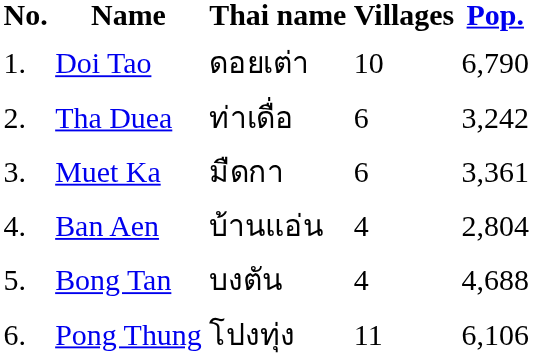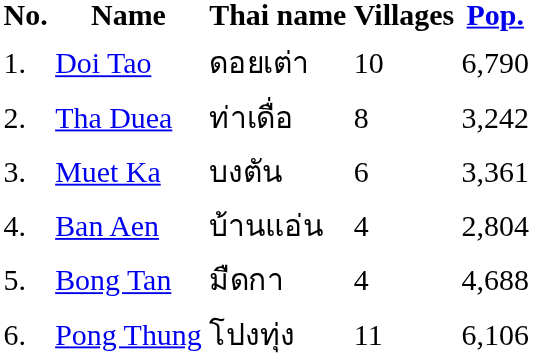(361, 116) 6 -> (361, 116) 8
(247, 172) มืดกา -> (246, 172) บงตัน
(246, 280) บงตัน -> (247, 280) มืดกา
